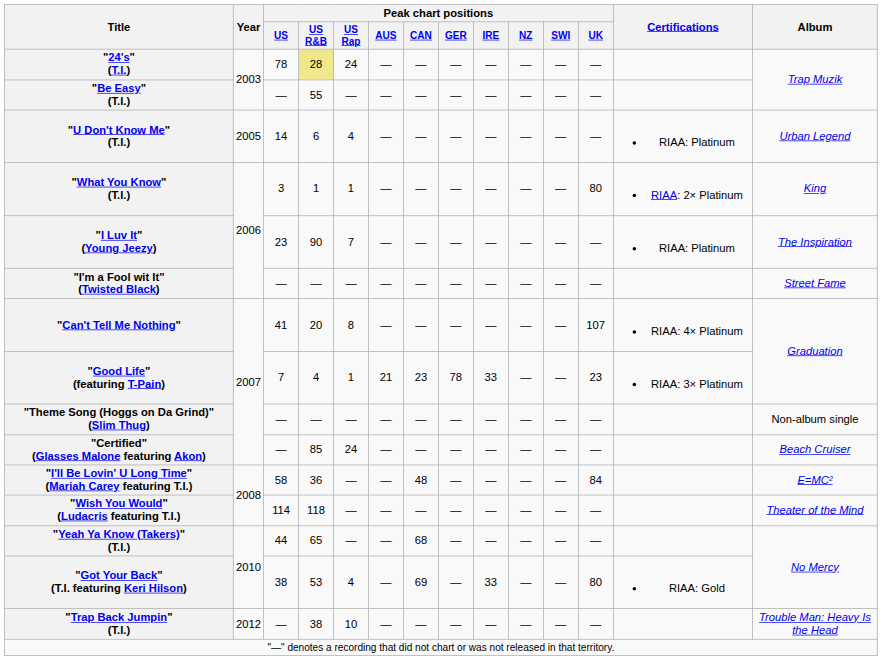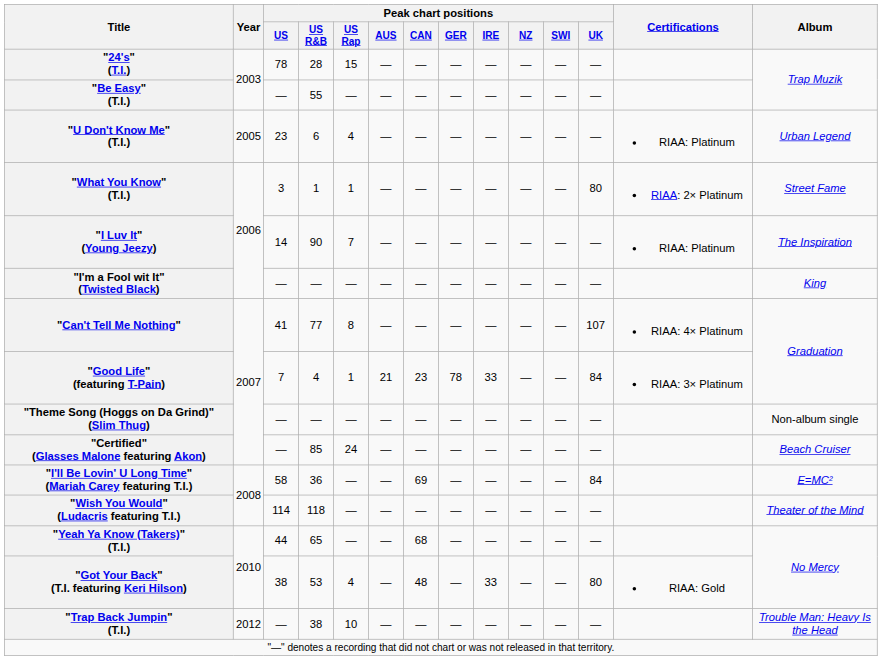(316, 64) khaki background -> (316, 64) no background
(351, 64) 24 -> (351, 64) 15
(281, 136) 14 -> (281, 136) 23
(815, 189) King -> (815, 189) Street Fame
(281, 242) 23 -> (281, 242) 14
(815, 283) Street Fame -> (815, 283) King
(316, 325) 20 -> (316, 325) 77
(596, 377) 23 -> (596, 377) 84
(421, 480) 48 -> (421, 480) 69
(421, 582) 69 -> (421, 582) 48
